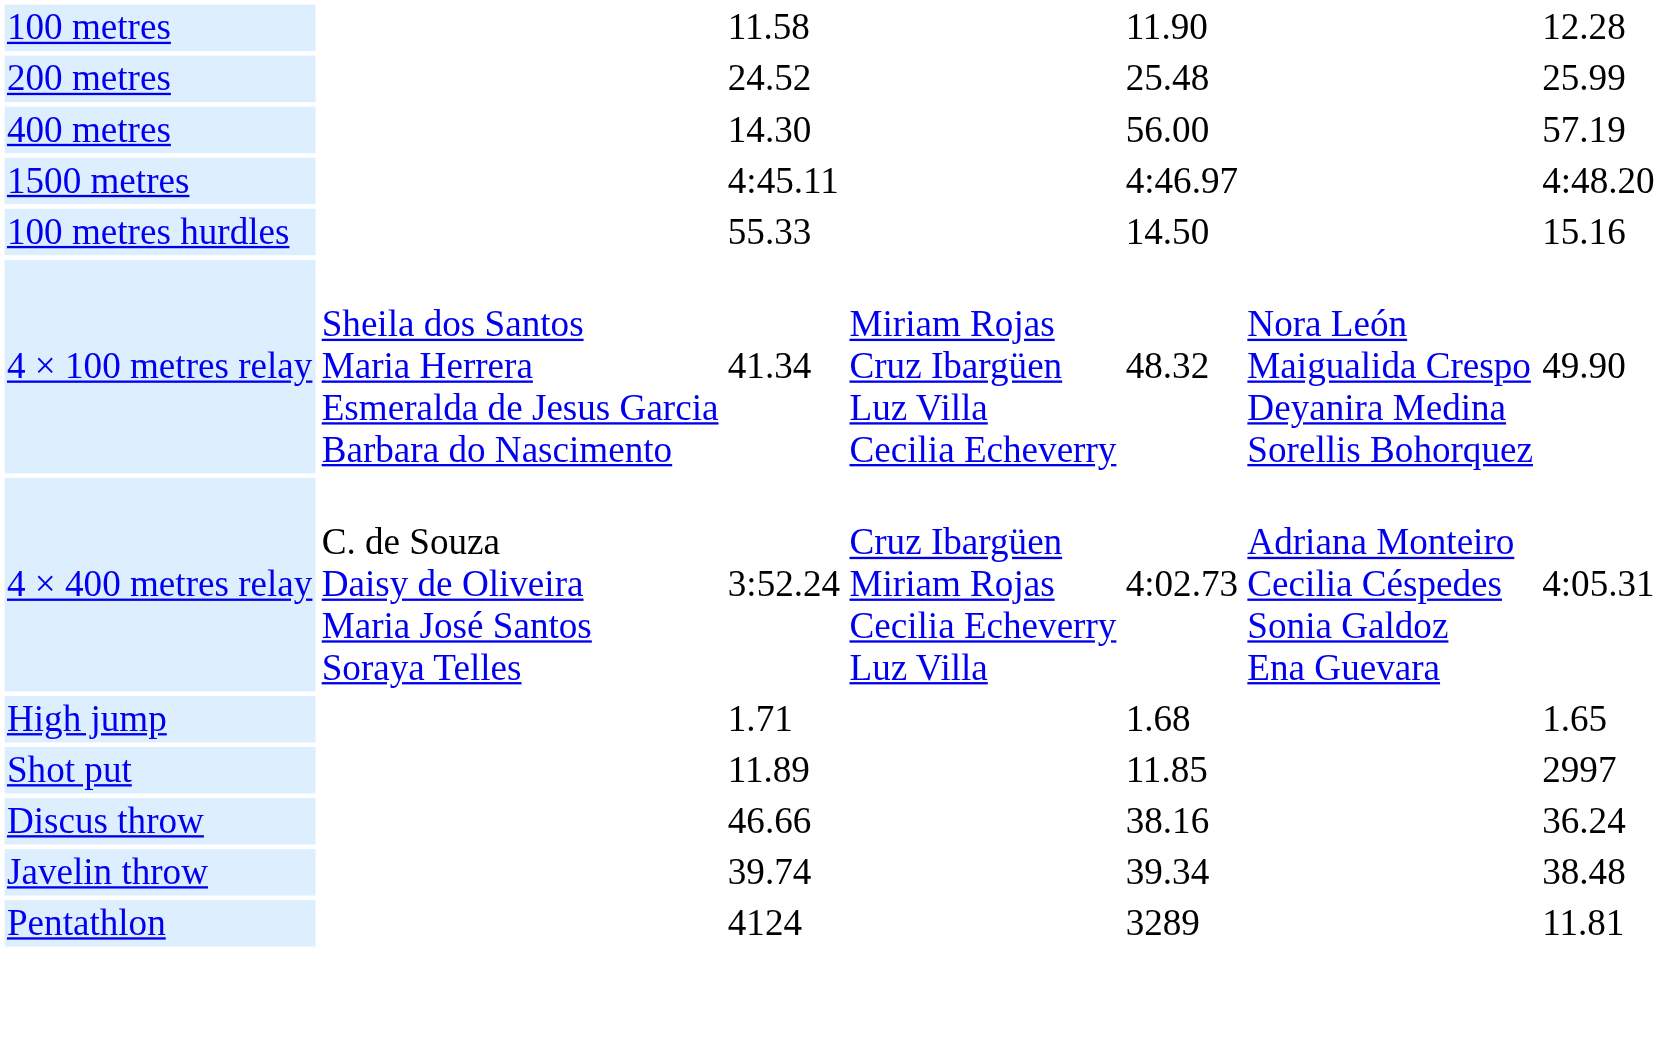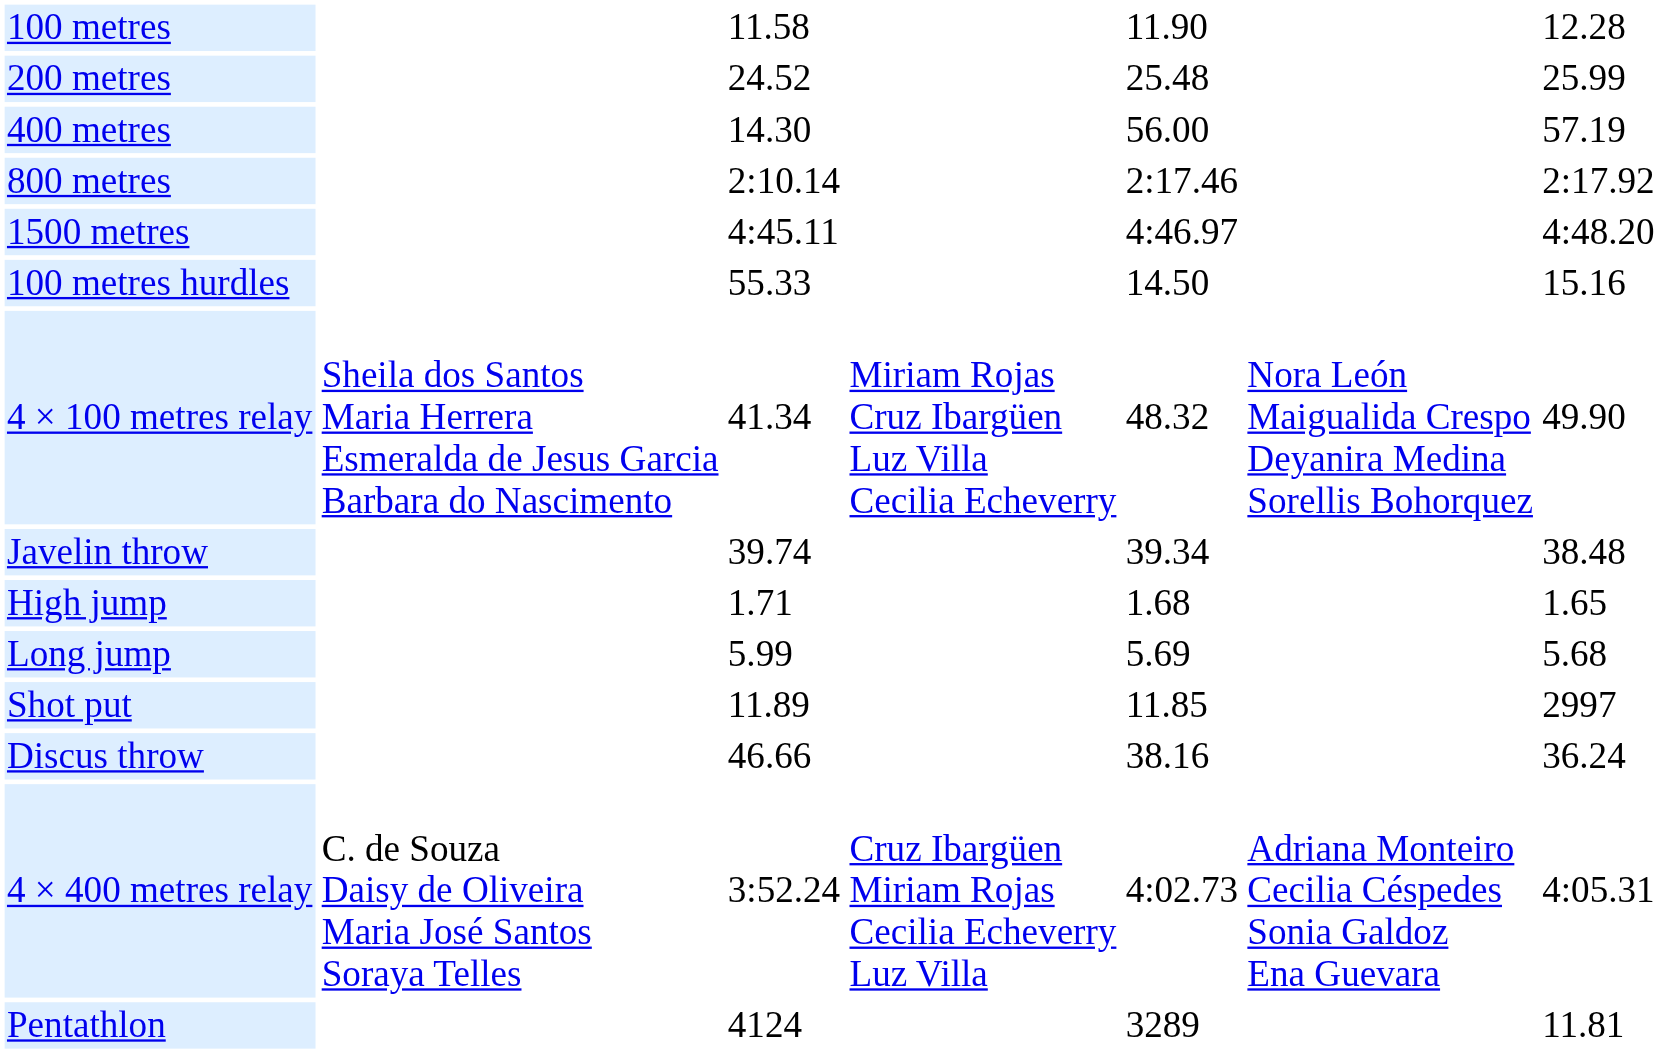+ row: (89, 180)
rows swapped: (160, 583) <-> (107, 871)
+ row: (89, 653)
